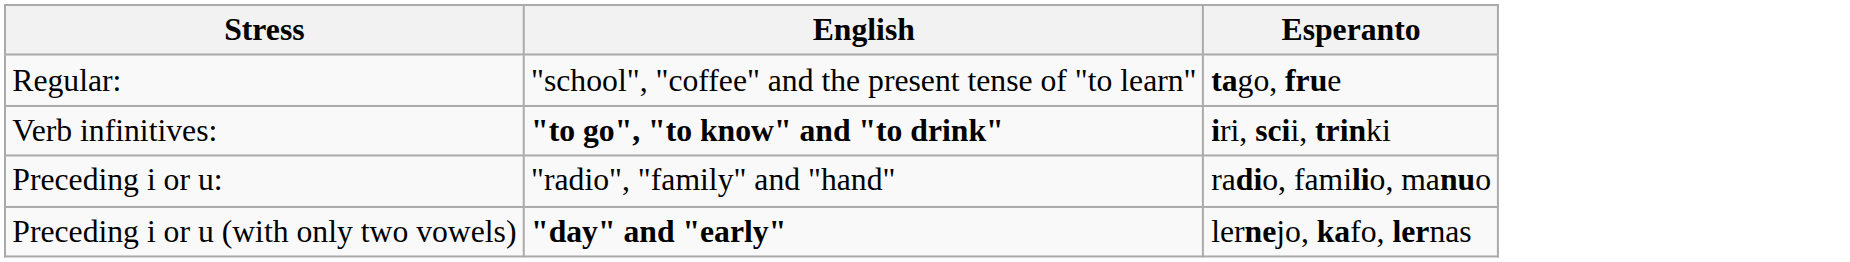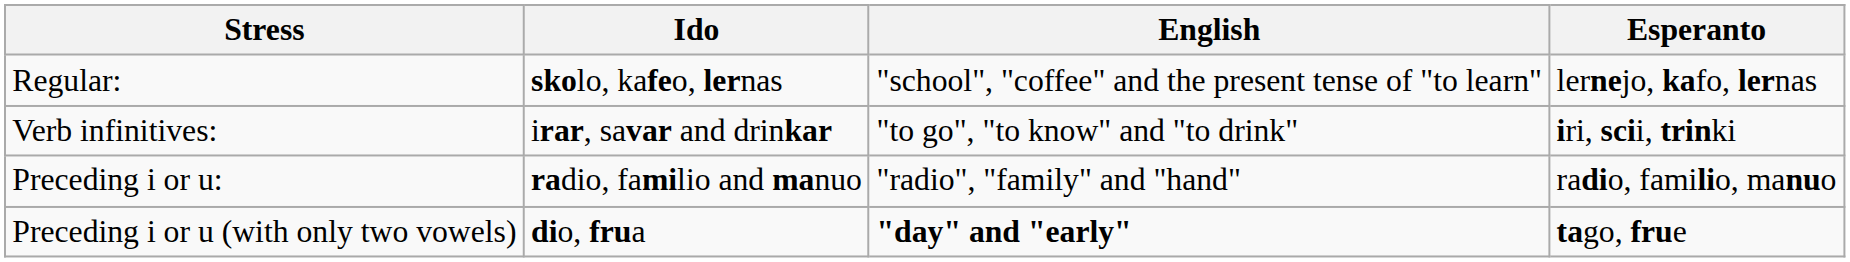+ column: (696, 29)
(1276, 79) tago, frue -> (1687, 79) lernejo, kafo, lernas
(767, 130) bold -> (1087, 130) normal
(1341, 230) lernejo, kafo, lernas -> (1622, 230) tago, frue
